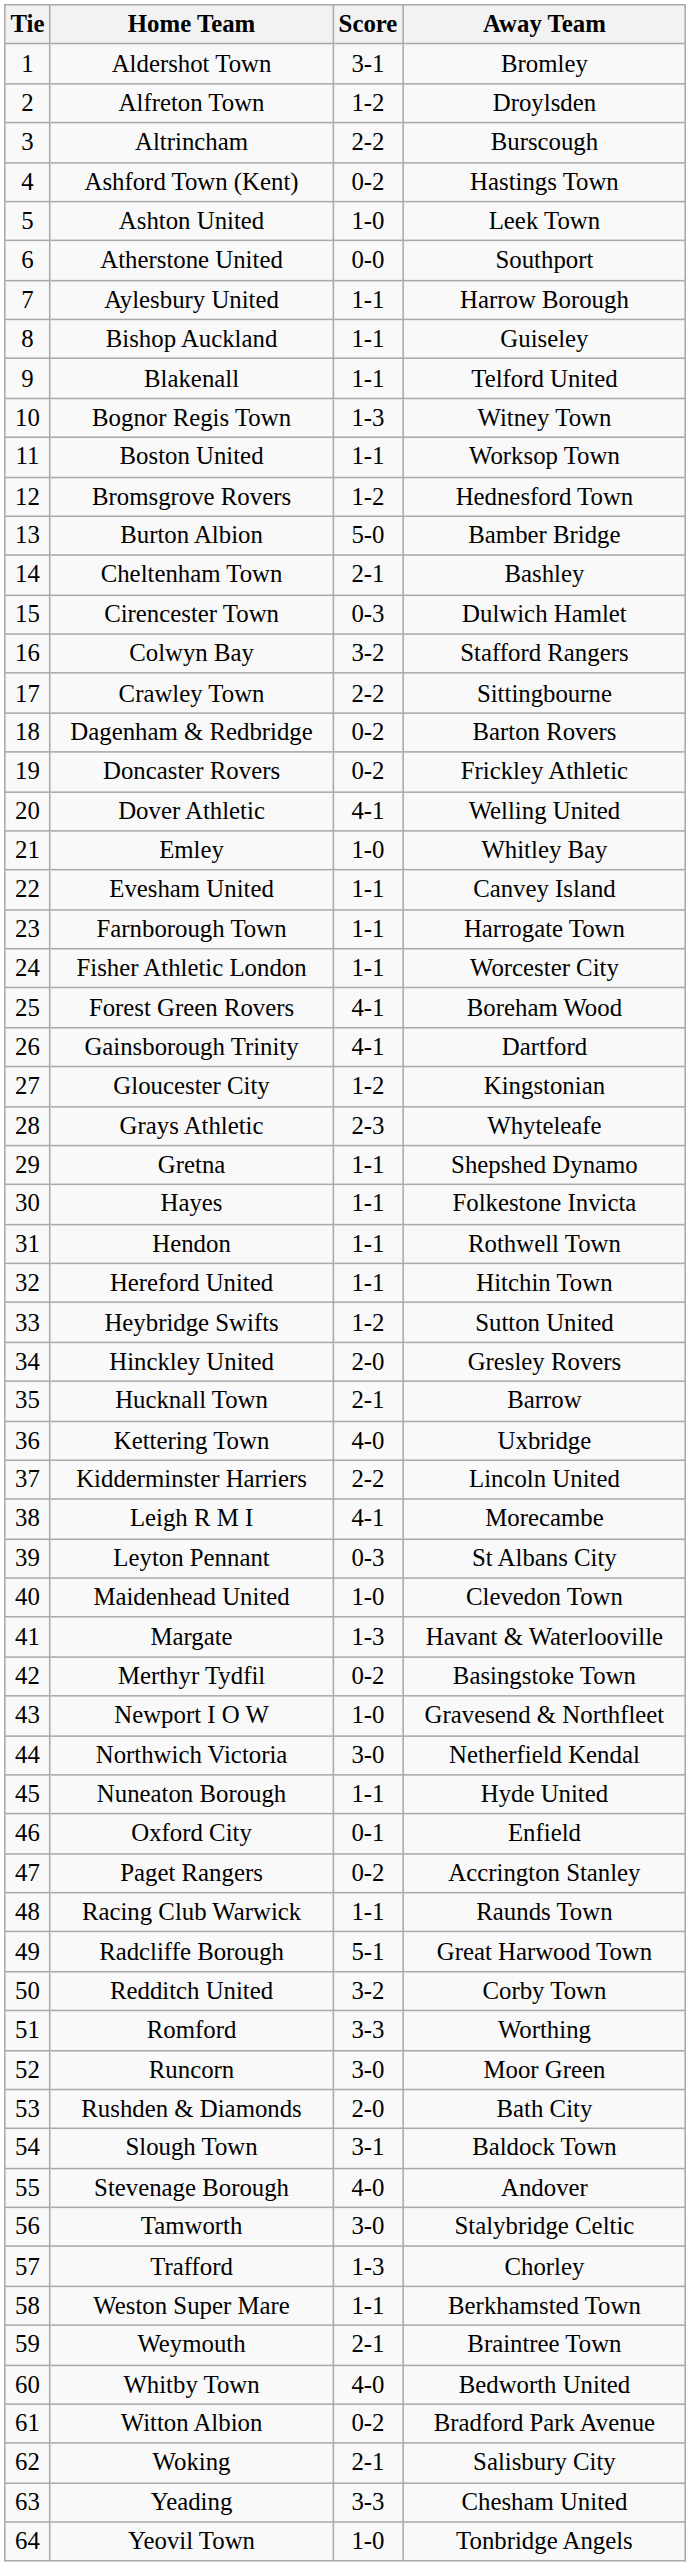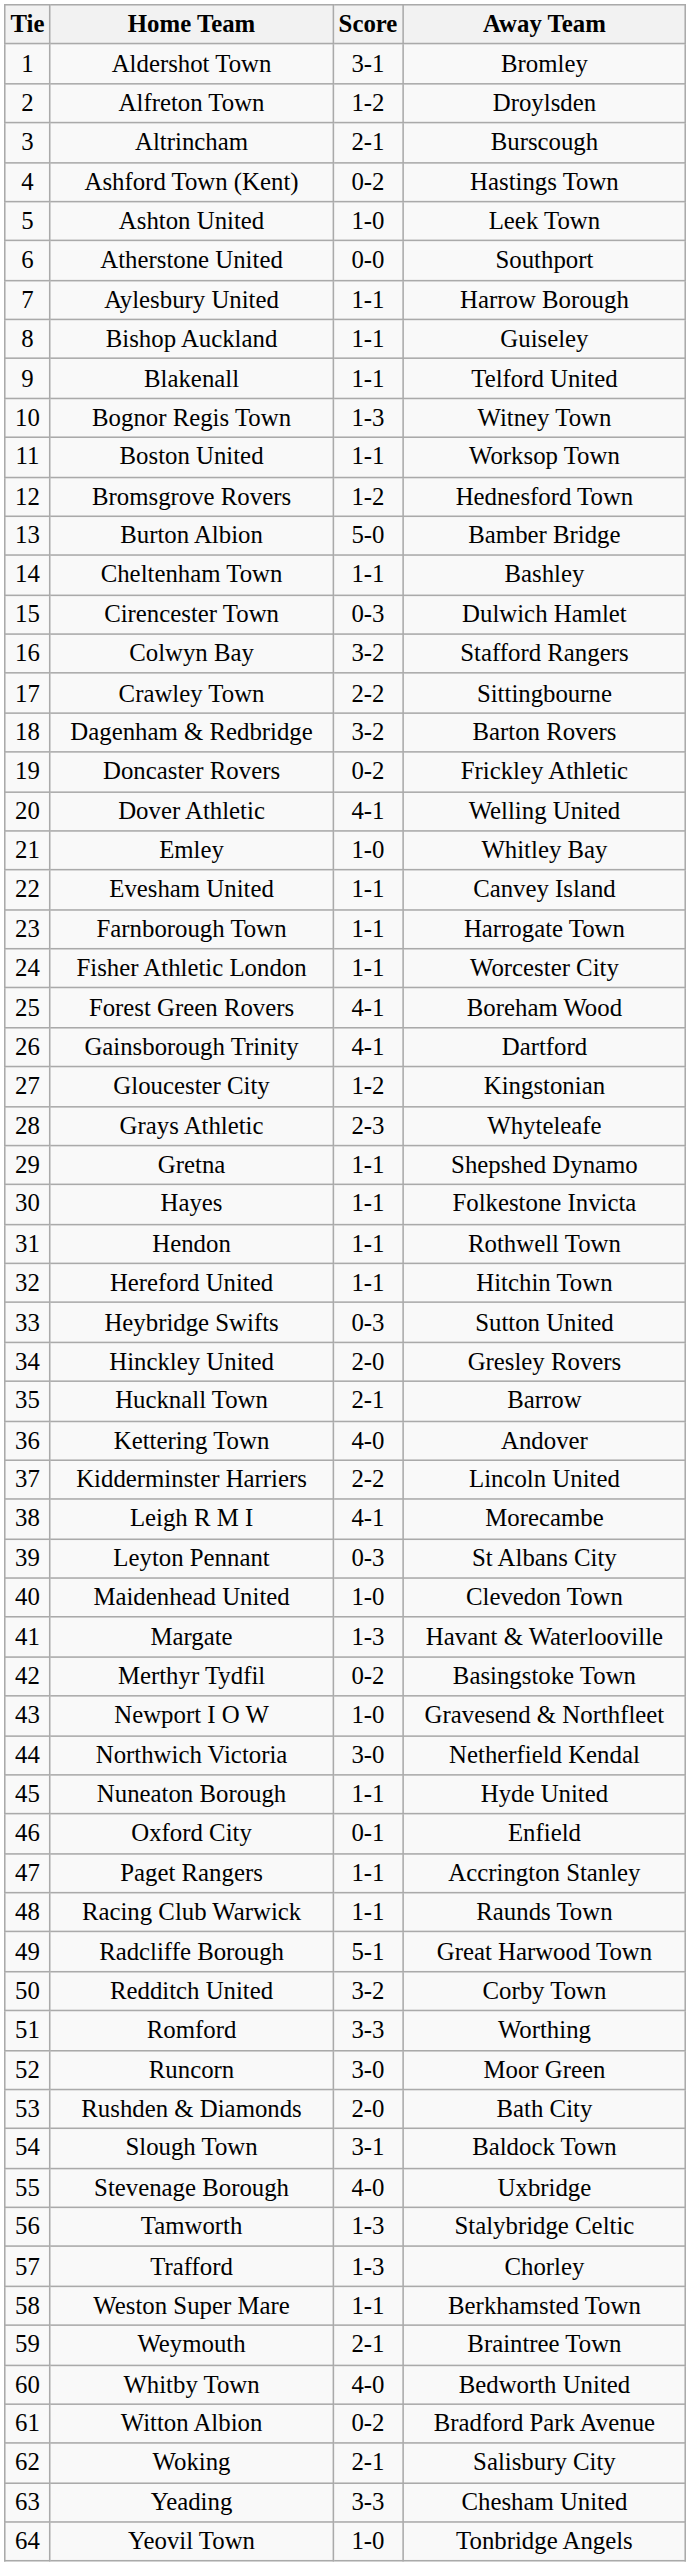(368, 142) 2-2 -> (368, 142) 2-1
(368, 574) 2-1 -> (368, 574) 1-1
(368, 732) 0-2 -> (368, 732) 3-2
(368, 1322) 1-2 -> (368, 1322) 0-3
(544, 1440) Uxbridge -> (544, 1440) Andover
(368, 1872) 0-2 -> (368, 1872) 1-1
(544, 2187) Andover -> (544, 2187) Uxbridge
(368, 2226) 3-0 -> (368, 2226) 1-3
